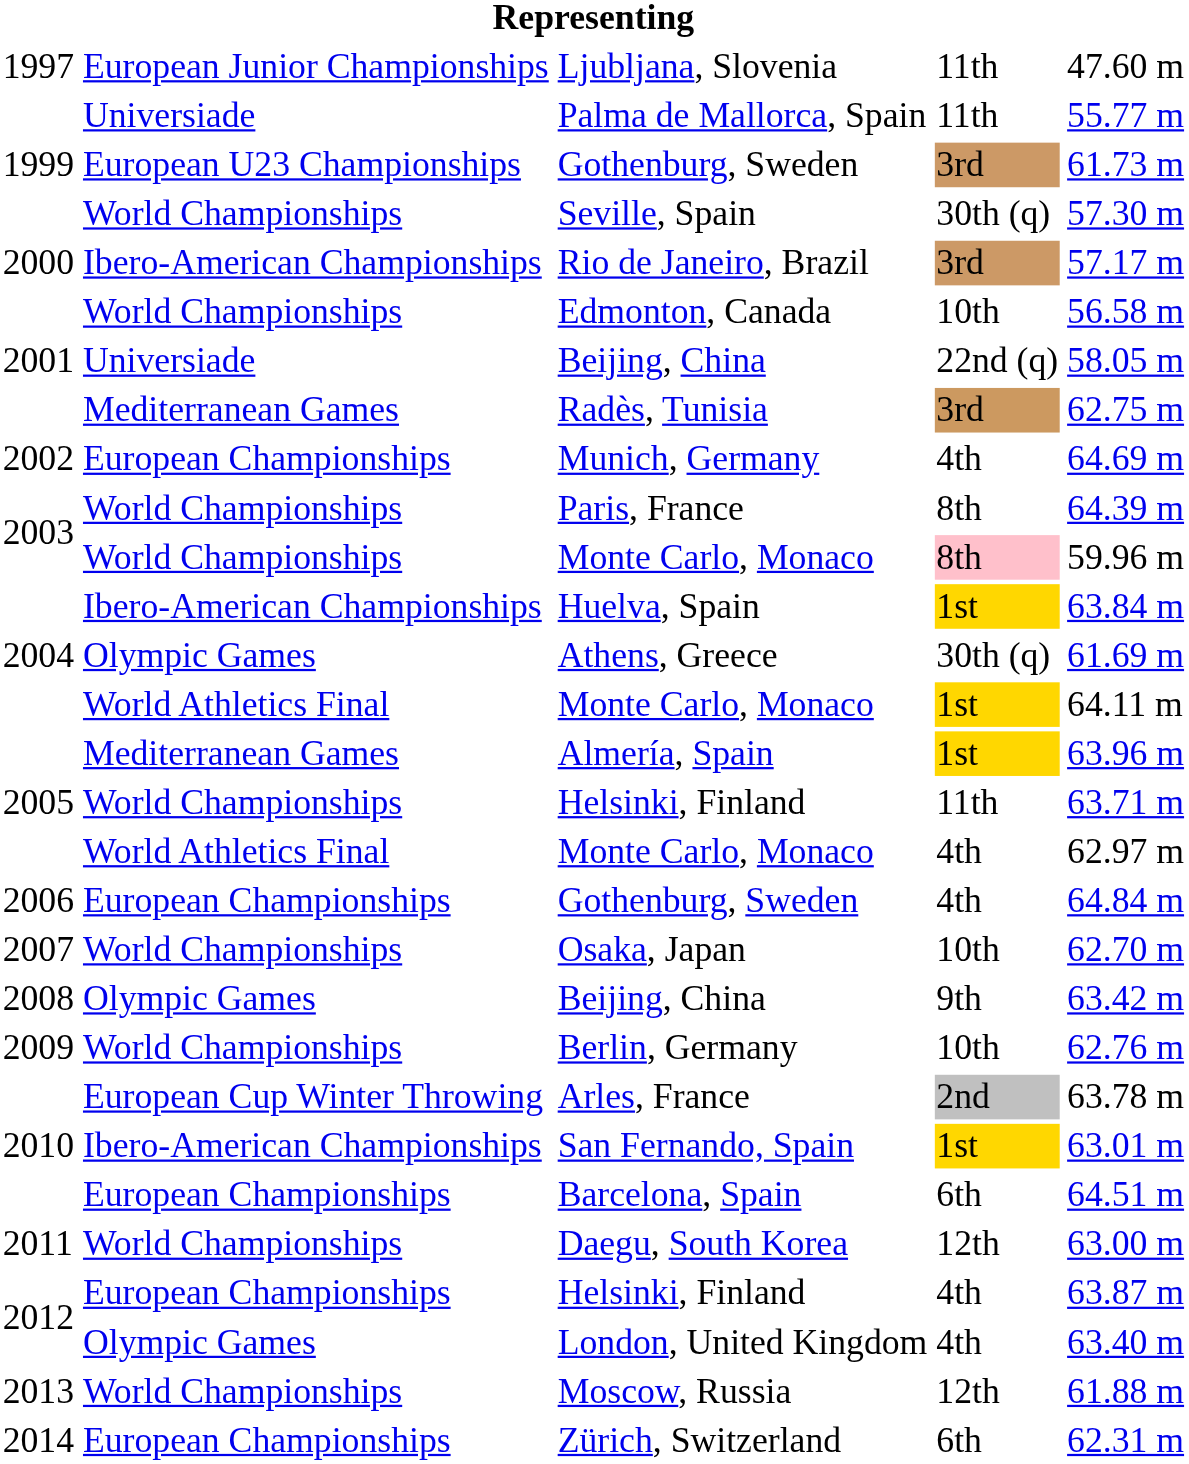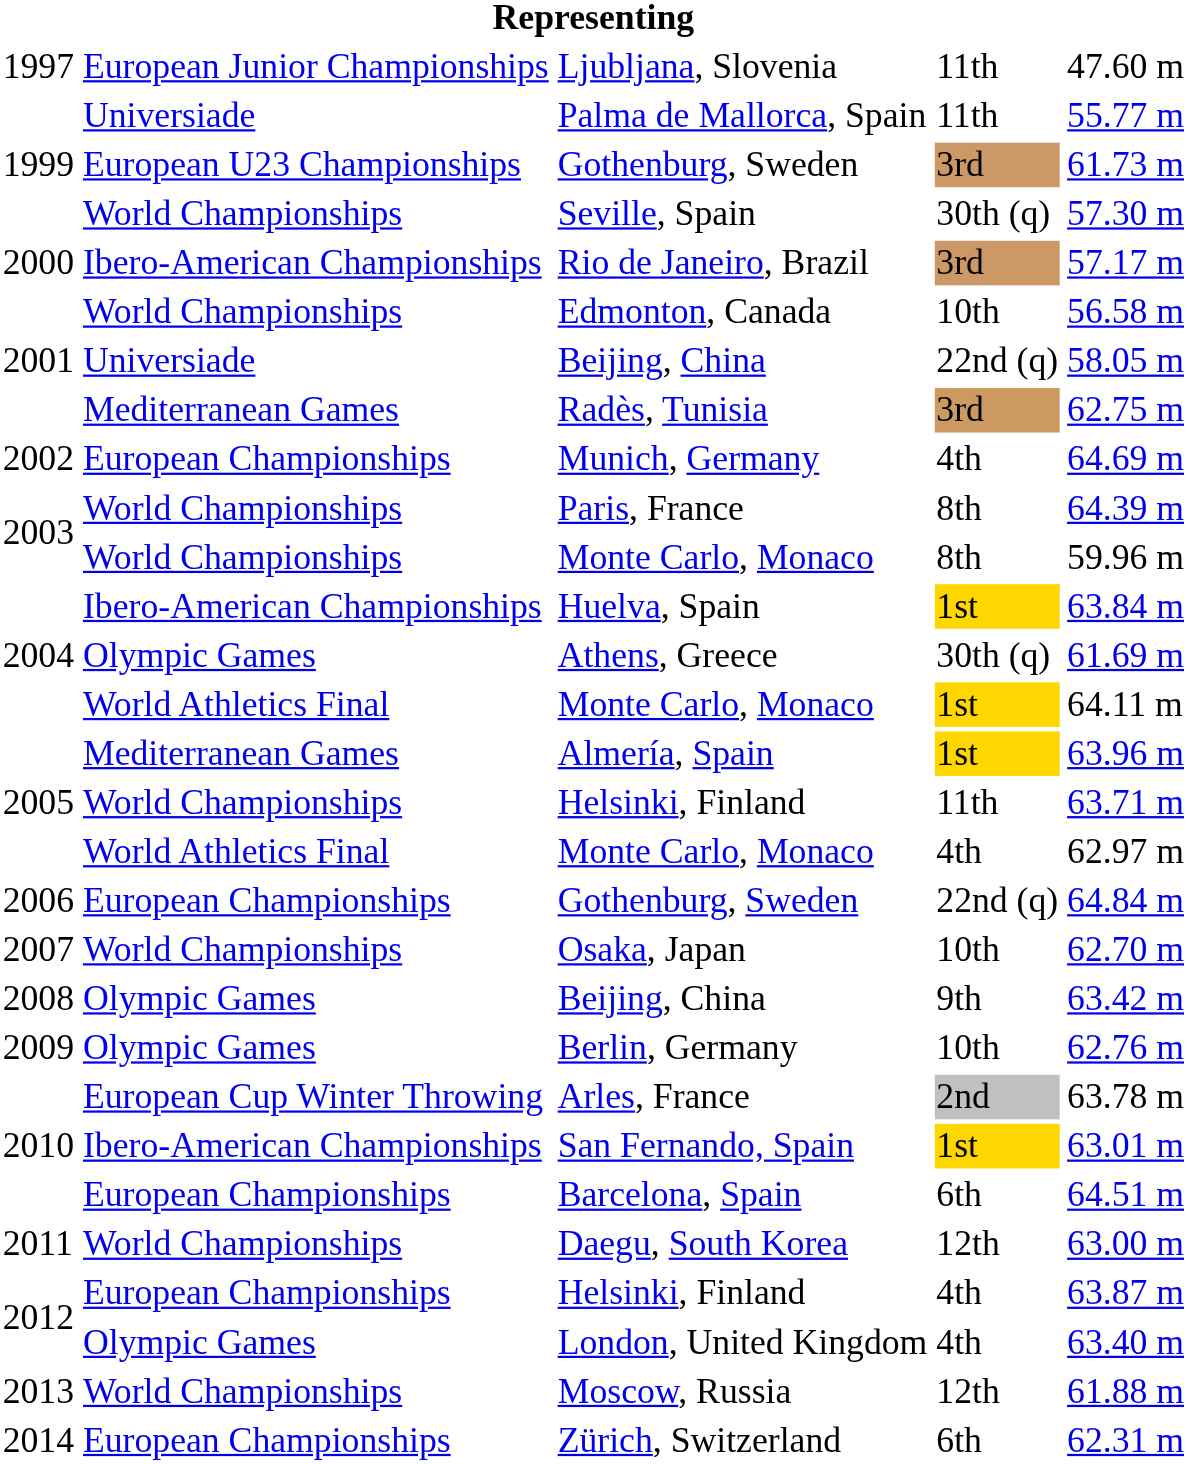(959, 556) pink background -> (959, 556) no background
(959, 900) 4th -> (997, 900) 22nd (q)
(243, 1047) World Championships -> (199, 1047) Olympic Games
